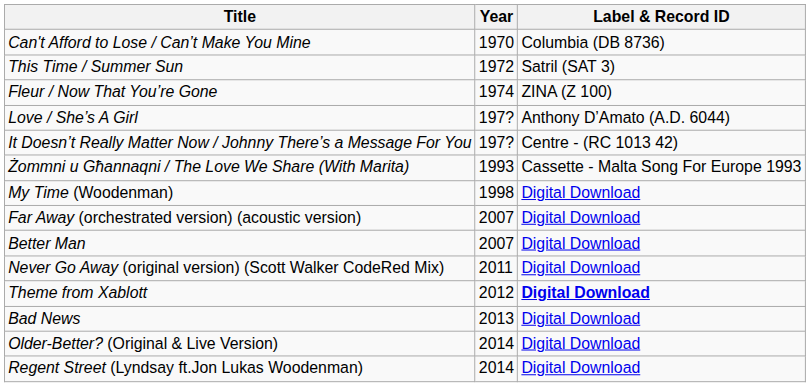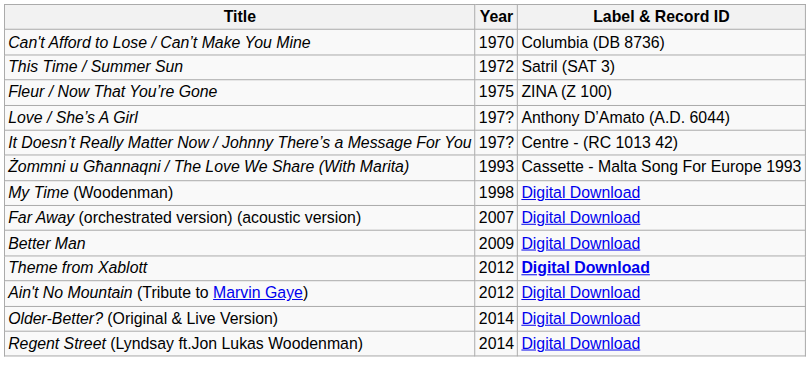(496, 92) 1974 -> (496, 92) 1975
(496, 243) 2007 -> (496, 243) 2009
- row: (226, 268)
+ row: (158, 293)
- row: (44, 318)
